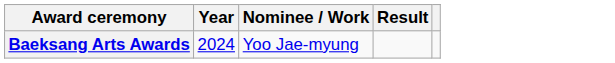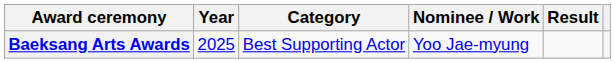+ column: (324, 17)
(216, 44) 2024 -> (216, 44) 2025
